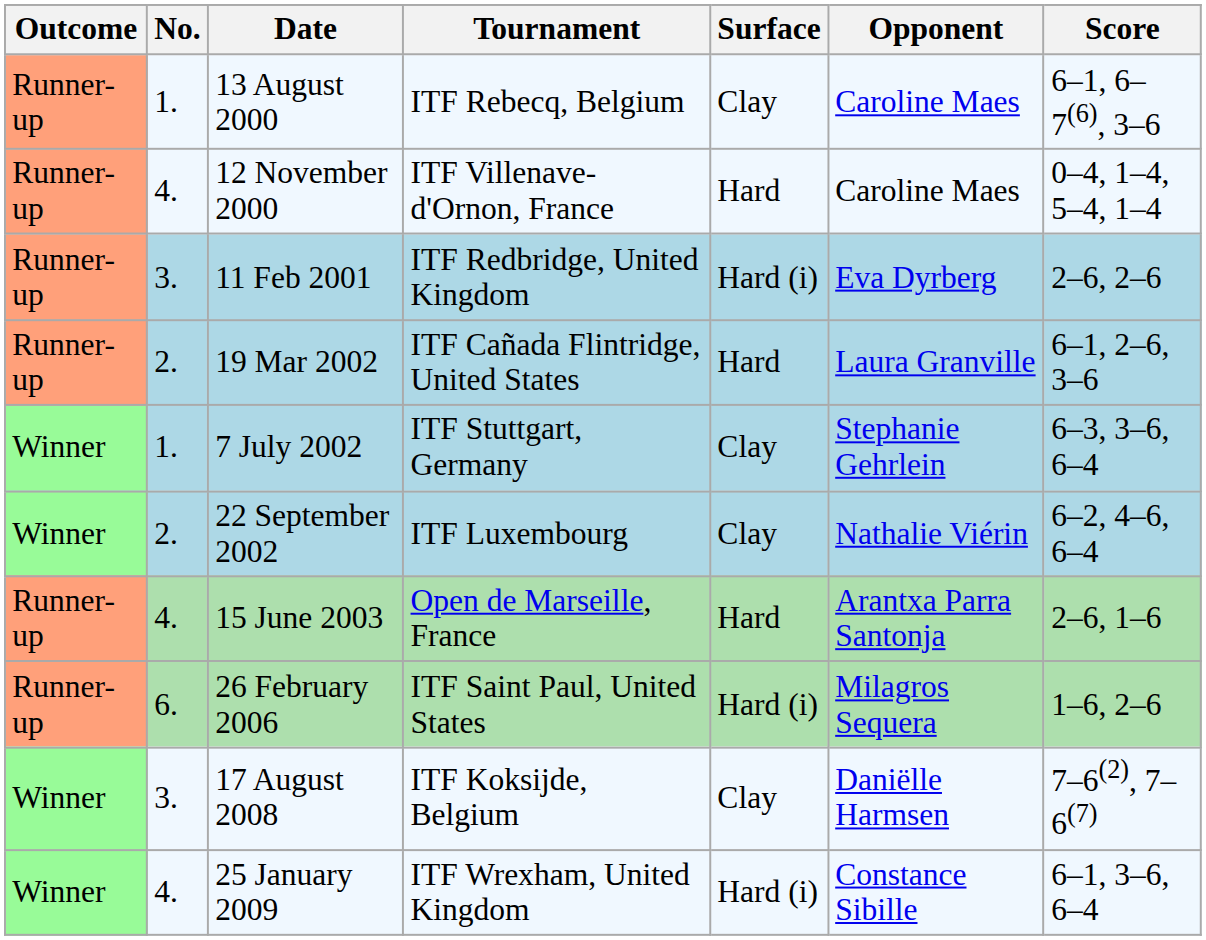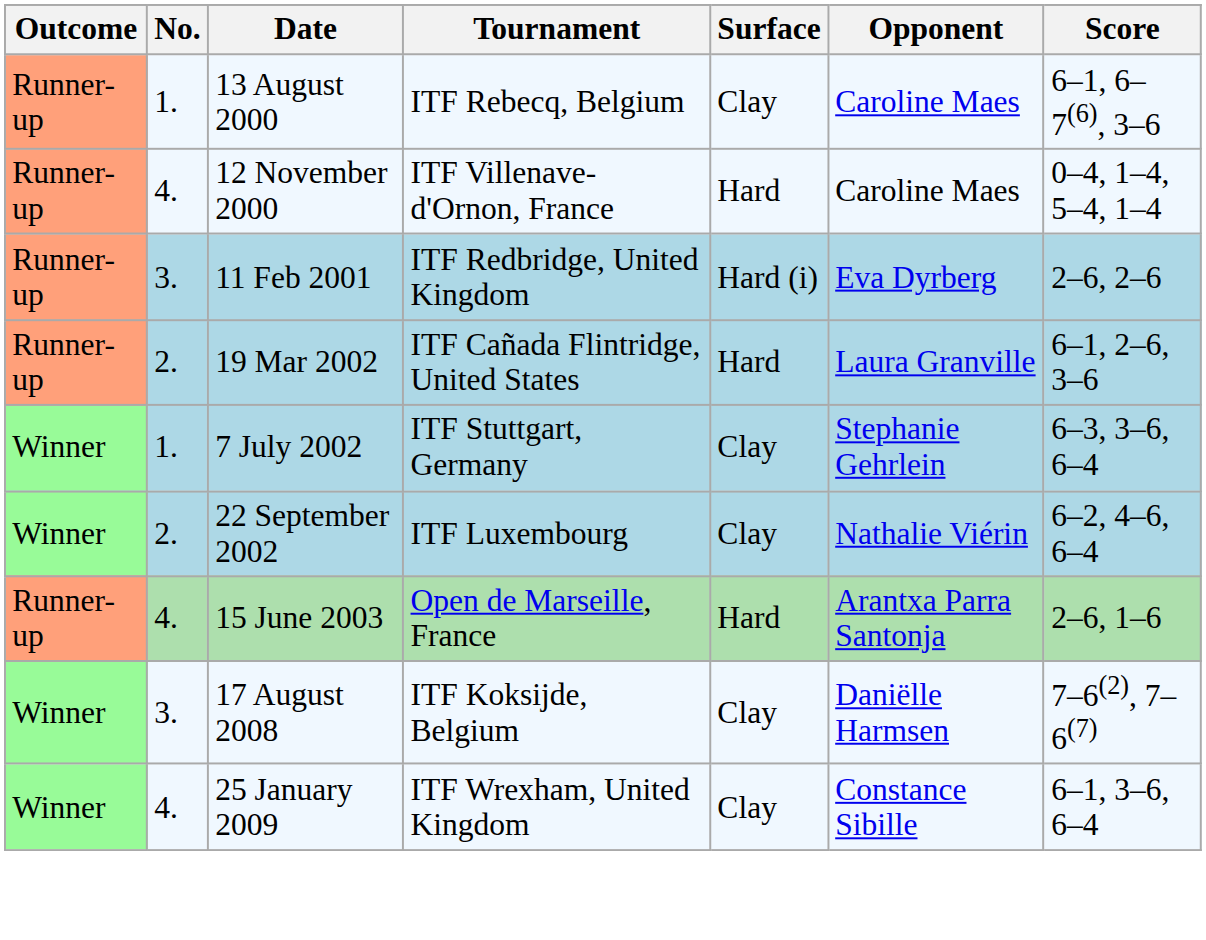- row: (292, 703)
(768, 891) Hard (i) -> (747, 806) Clay
